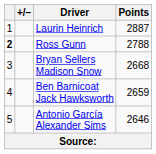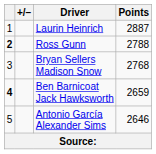(138, 66) 2668 -> (138, 66) 2768
(9, 93) normal -> (9, 93) bold
